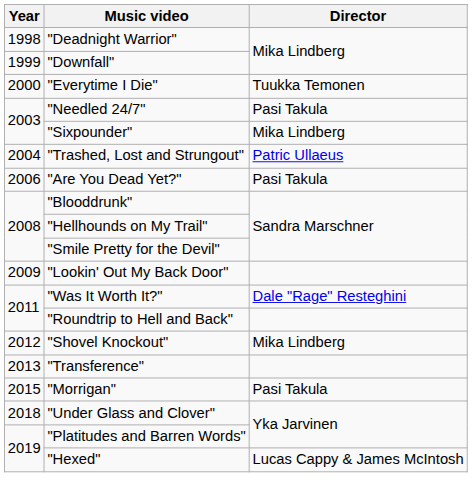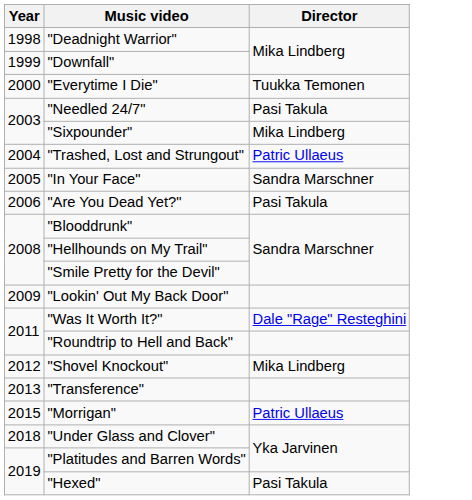+ row: (94, 179)
(290, 389) Pasi Takula -> (298, 413) Patric Ullaeus
(358, 459) Lucas Cappy & James McIntosh -> (290, 483) Pasi Takula
